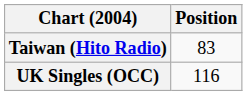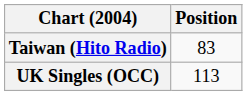(206, 76) 116 -> (206, 76) 113
